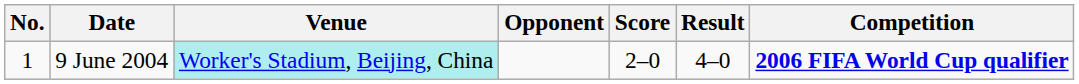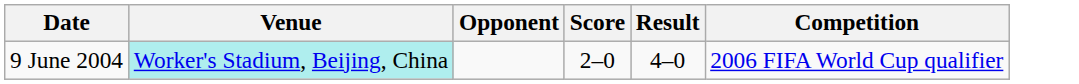- column: (27, 23)
(912, 60) bold -> (857, 60) normal
